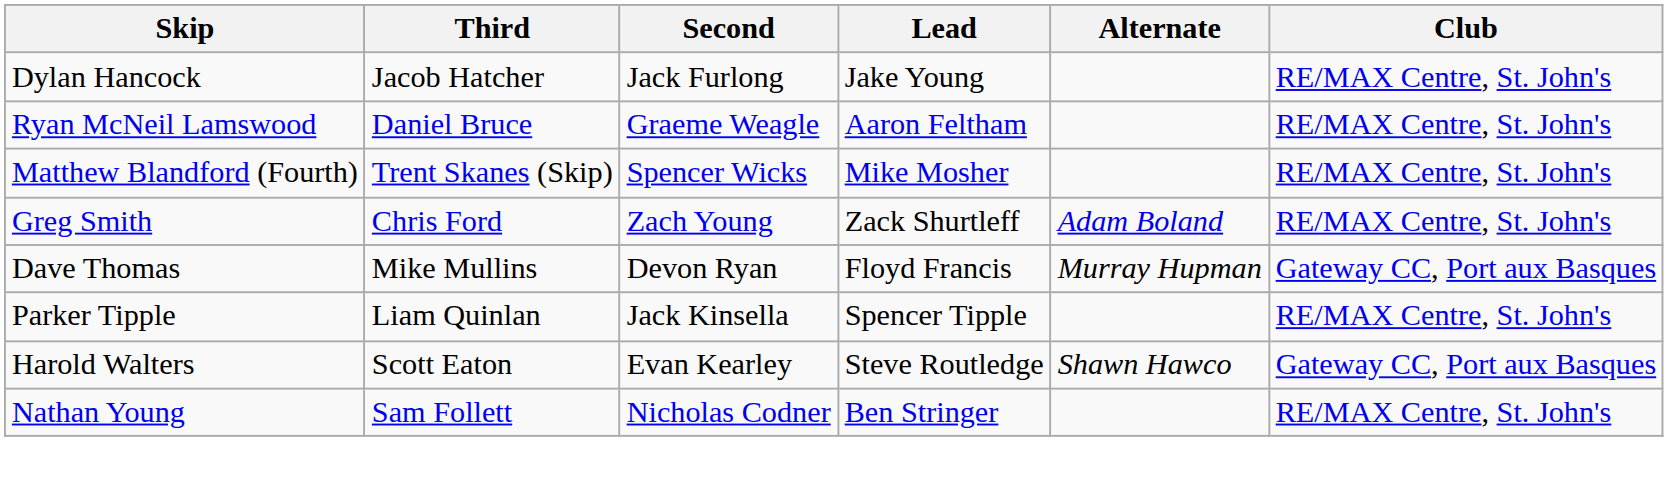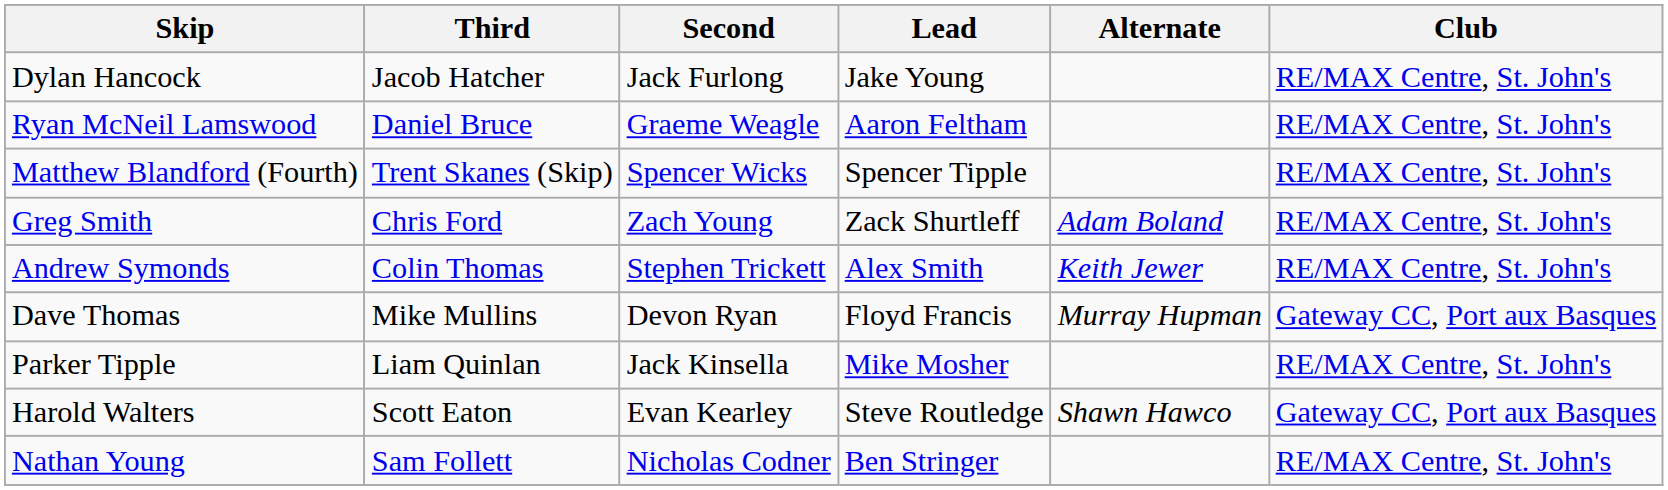(927, 172) Mike Mosher -> (936, 172) Spencer Tipple
+ row: (121, 268)
(936, 316) Spencer Tipple -> (927, 364) Mike Mosher
